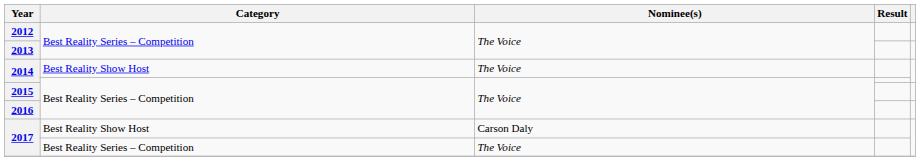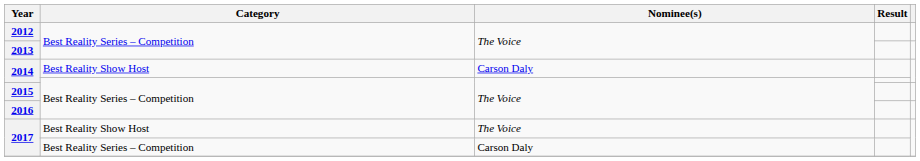(499, 68) The Voice -> (505, 68) Carson Daly
(505, 128) Carson Daly -> (499, 128) The Voice
(499, 147) The Voice -> (505, 147) Carson Daly
